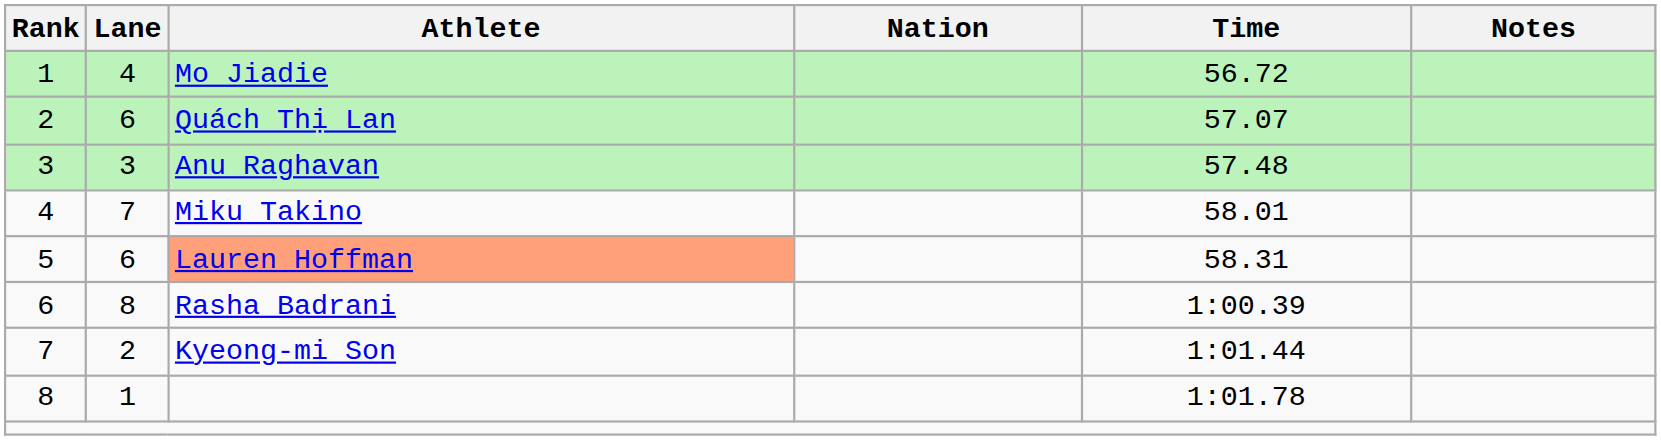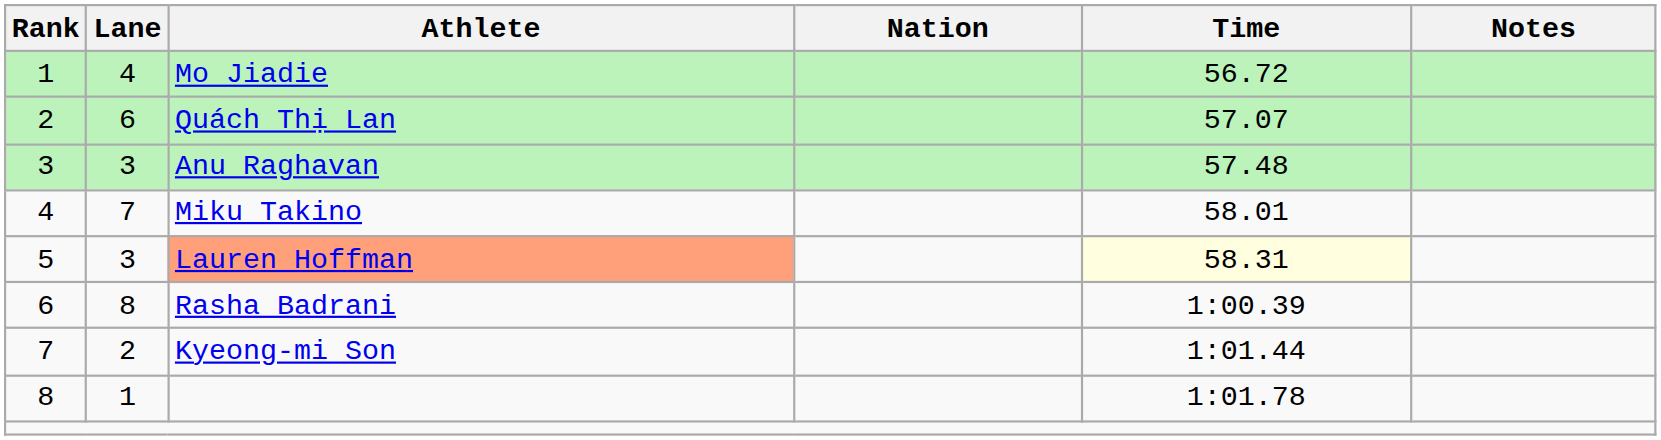(127, 259) 6 -> (127, 259) 3
(1246, 259) no background -> (1246, 259) lightyellow background
